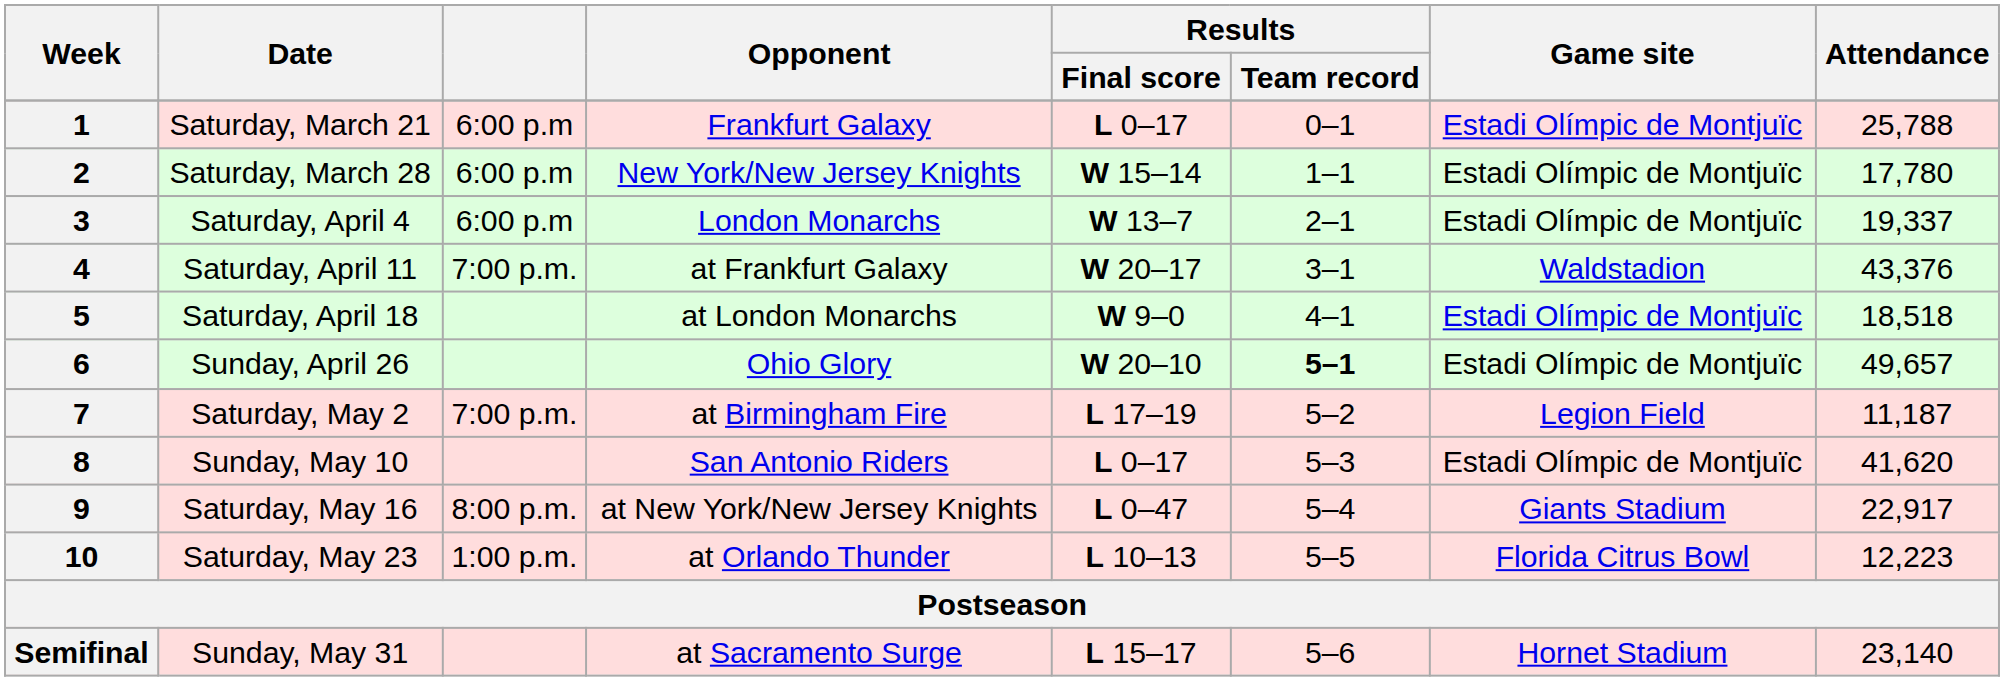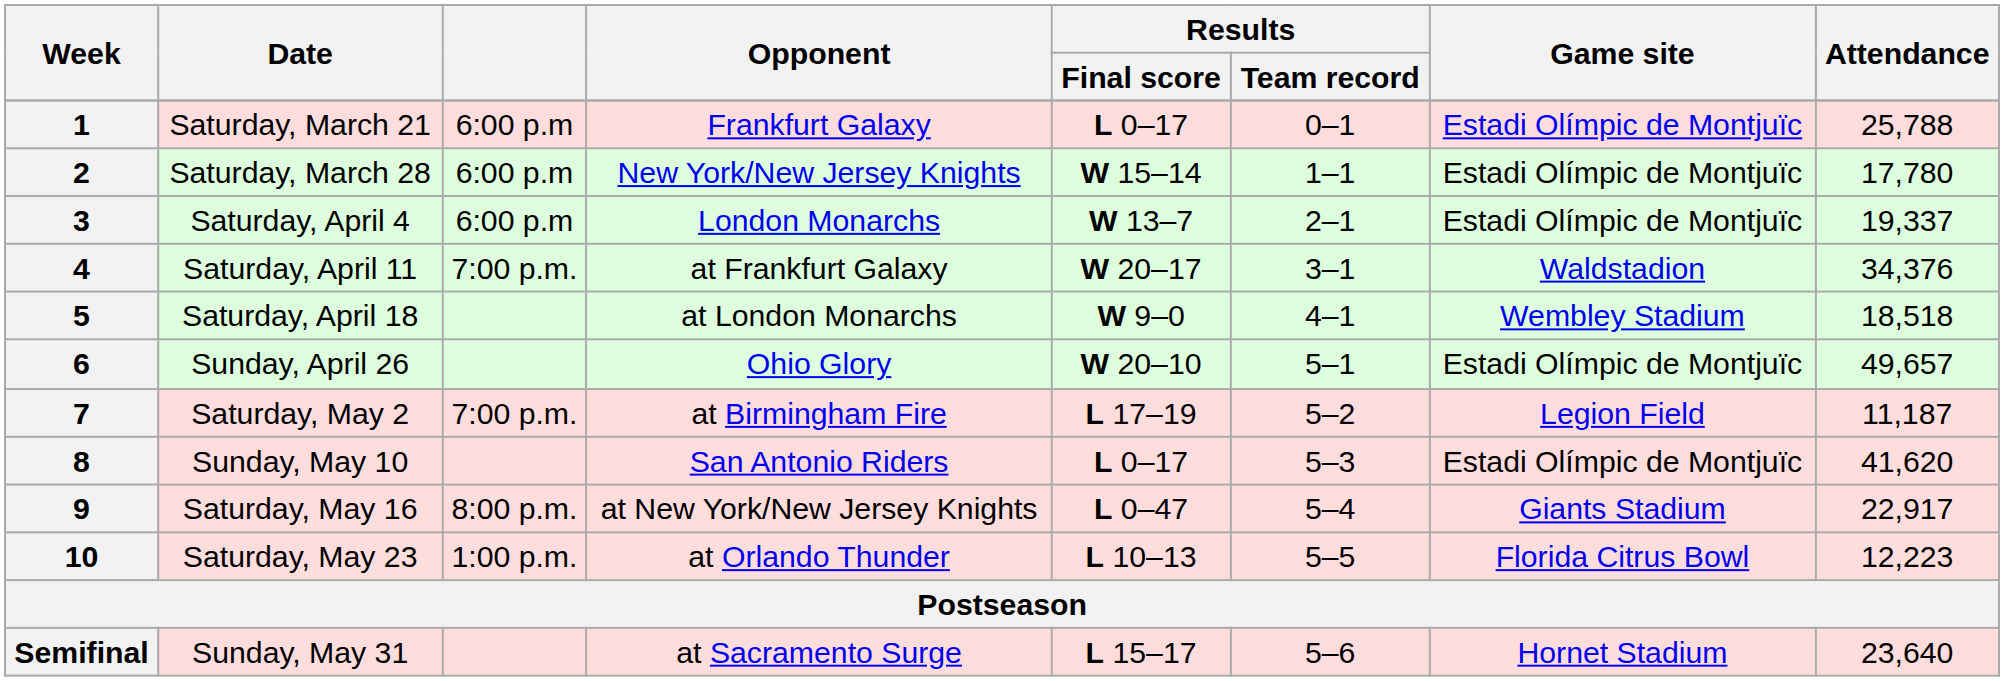(1907, 269) 43,376 -> (1907, 269) 34,376
(1622, 316) Estadi Olímpic de Montjuïc -> (1622, 316) Wembley Stadium
(1330, 364) bold -> (1330, 364) normal
(1907, 652) 23,140 -> (1907, 652) 23,640
